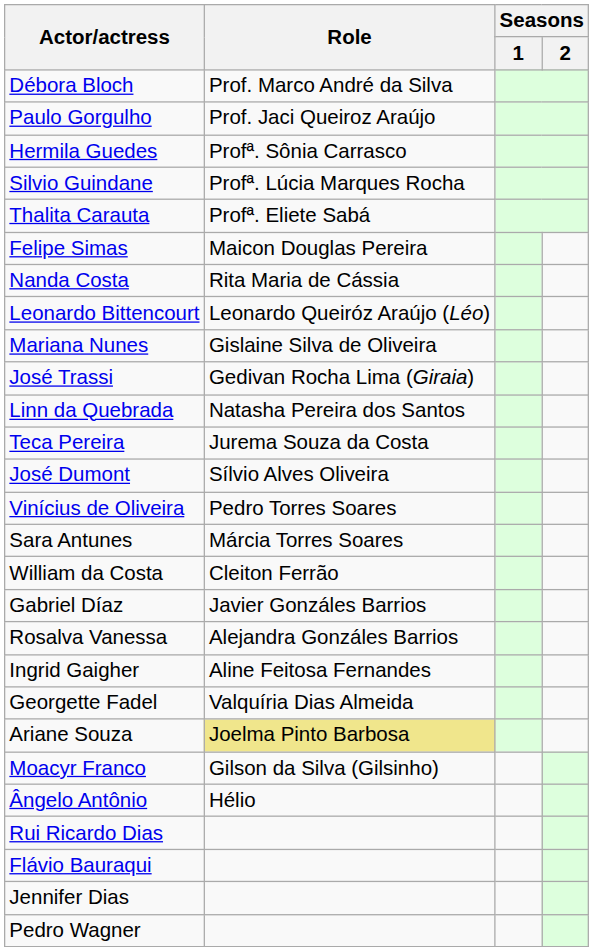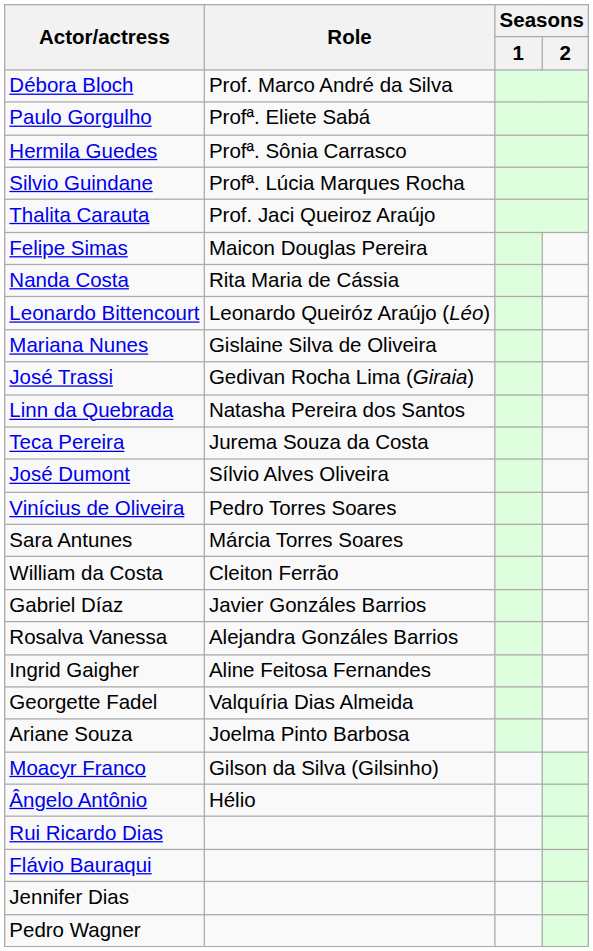(322, 118) Prof. Jaci Queiroz Araújo -> (290, 118) Profª. Eliete Sabá
(290, 215) Profª. Eliete Sabá -> (322, 215) Prof. Jaci Queiroz Araújo
(309, 735) khaki background -> (309, 735) no background
